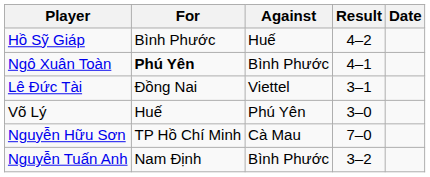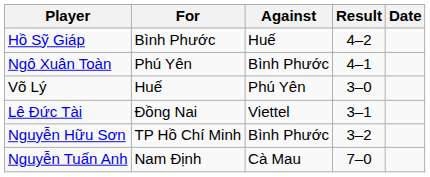(164, 64) bold -> (163, 64) normal
rows swapped: (27, 111) <-> (45, 87)
(274, 135) Cà Mau -> (289, 135) Bình Phước
(359, 135) 7–0 -> (359, 135) 3–2
(289, 159) Bình Phước -> (274, 159) Cà Mau
(359, 159) 3–2 -> (359, 159) 7–0
